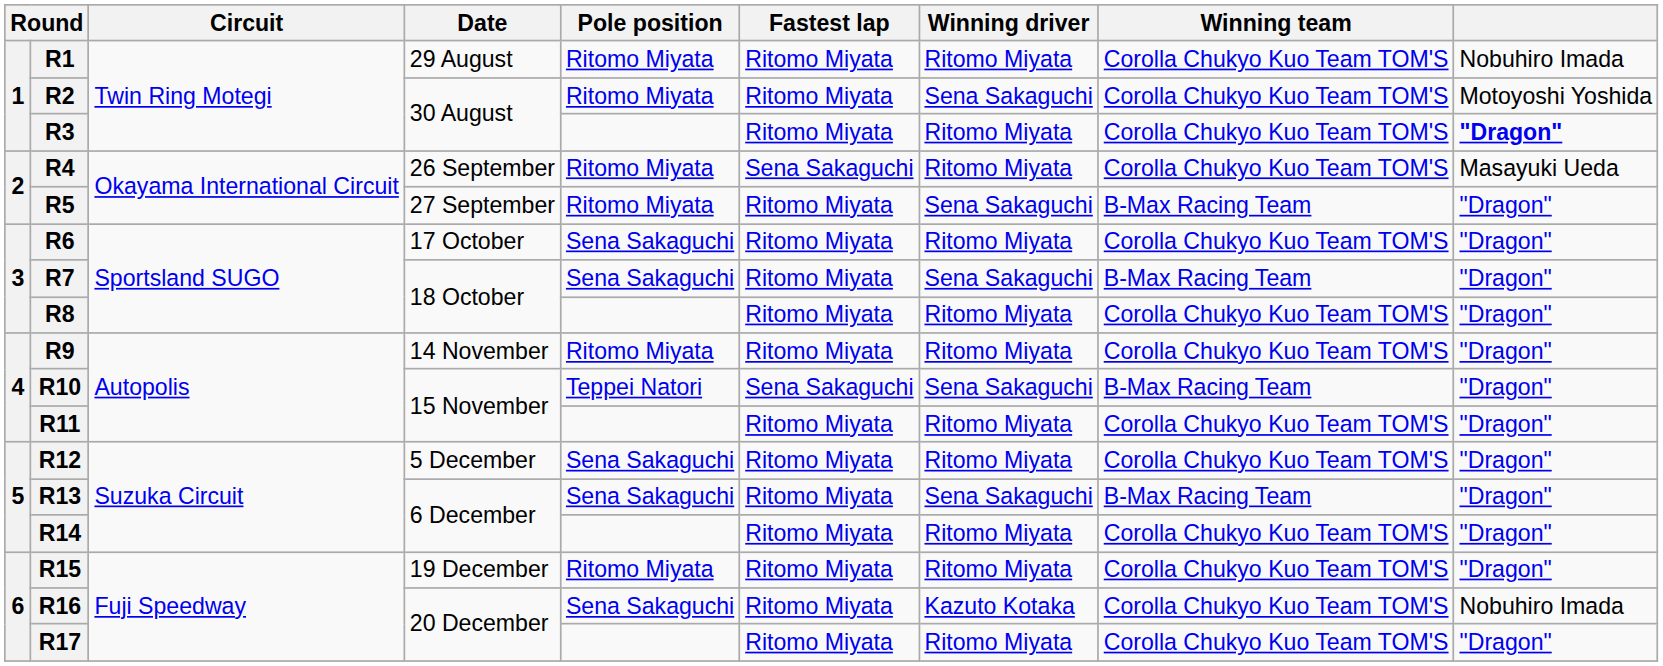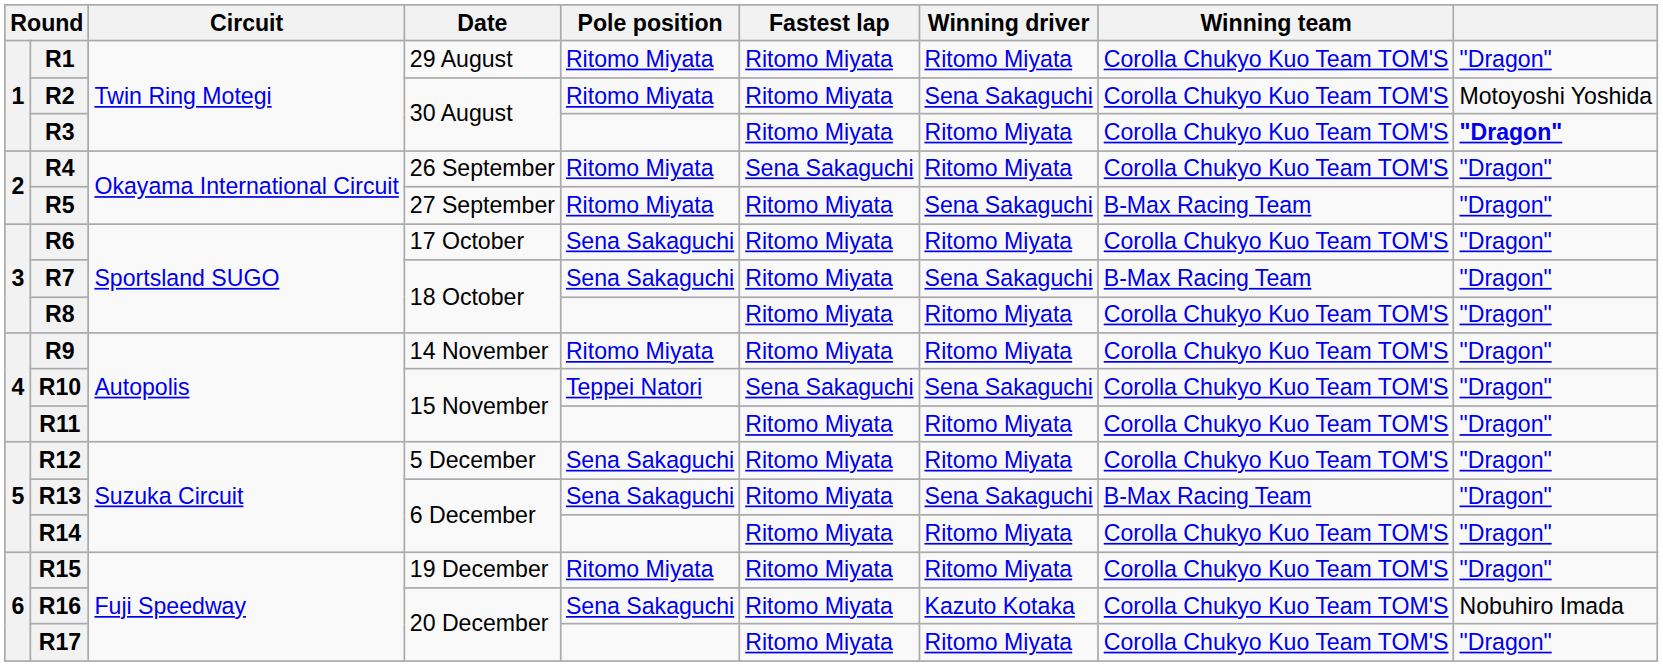(1542, 59) Nobuhiro Imada -> (1506, 59) "Dragon"
(1539, 168) Masayuki Ueda -> (1506, 168) "Dragon"
(1208, 387) B-Max Racing Team -> (1276, 387) Corolla Chukyo Kuo Team TOM'S
